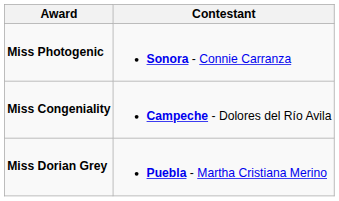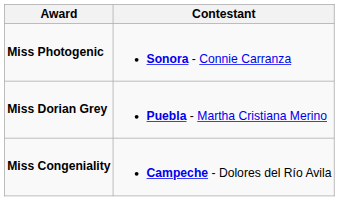rows swapped: (59, 109) <-> (57, 166)
